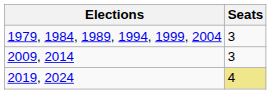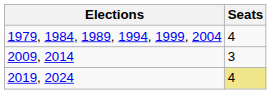(231, 36) 3 -> (231, 36) 4
